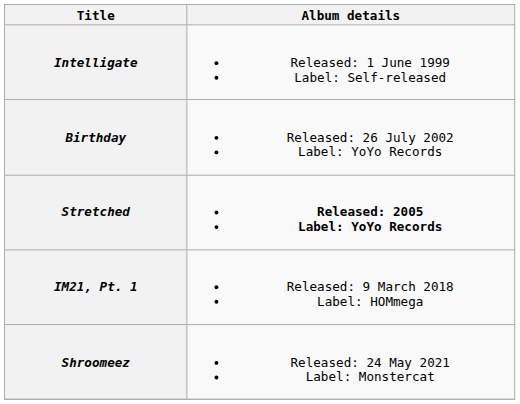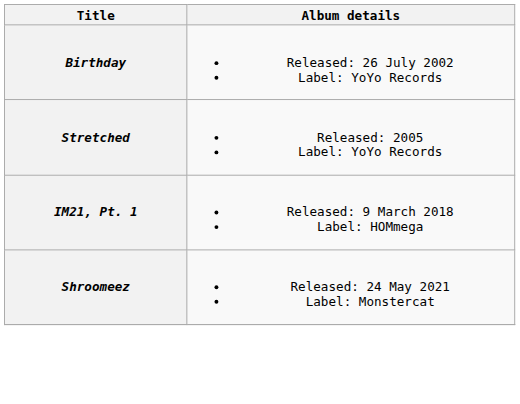- row: (96, 62)
(351, 219) bold -> (351, 145) normal
